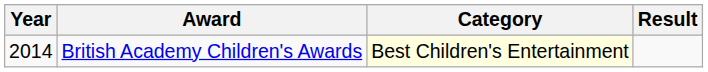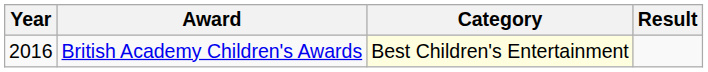(31, 50) 2014 -> (31, 50) 2016
